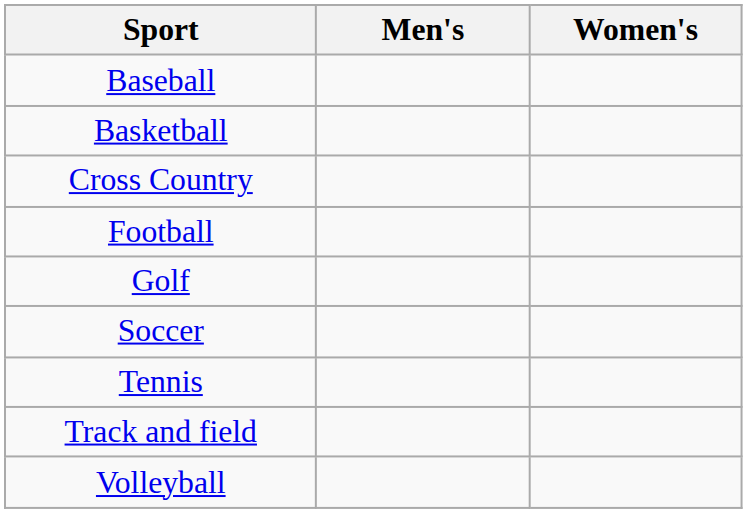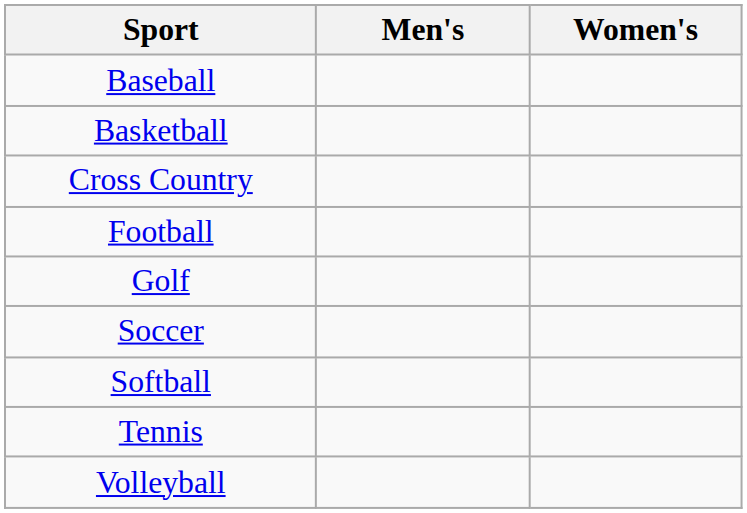+ row: (161, 381)
- row: (161, 431)
